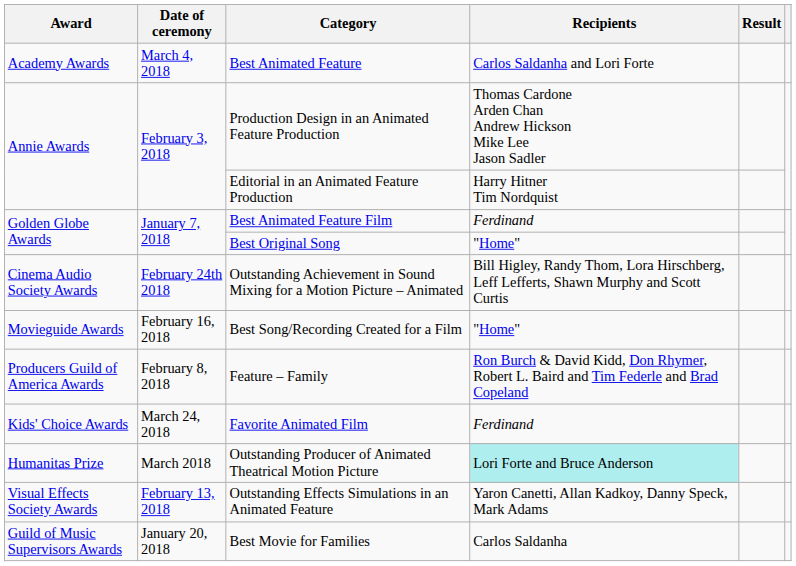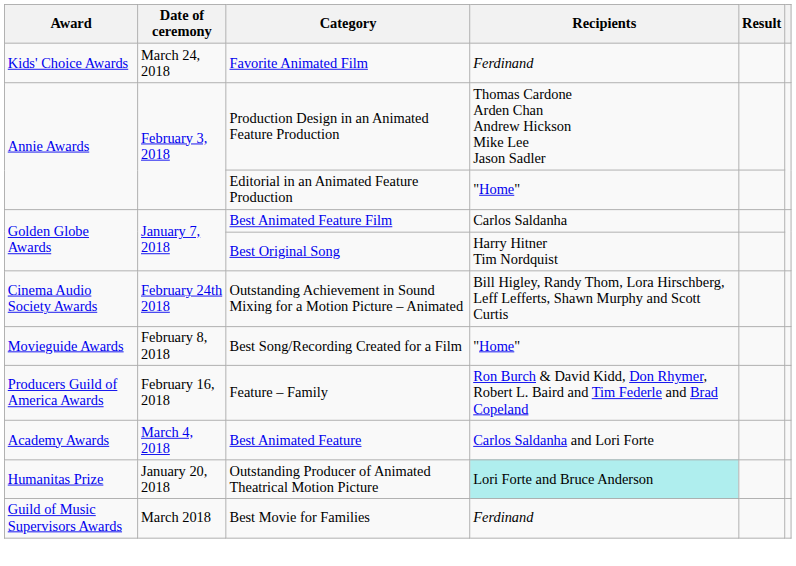rows swapped: (296, 63) <-> (299, 423)
(516, 189) Harry Hitner Tim Nordquist -> (497, 189) "Home"
(503, 220) Ferdinand -> (520, 220) Carlos Saldanha
(497, 243) "Home" -> (516, 251) Harry Hitner Tim Nordquist
(178, 329) February 16, 2018 -> (174, 345) February 8, 2018
(174, 376) February 8, 2018 -> (178, 393) February 16, 2018
(176, 462) March 2018 -> (174, 479) January 20, 2018
- row: (339, 502)
(174, 541) January 20, 2018 -> (176, 518) March 2018
(520, 541) Carlos Saldanha -> (503, 518) Ferdinand
